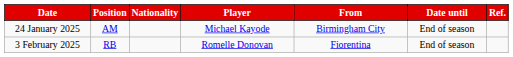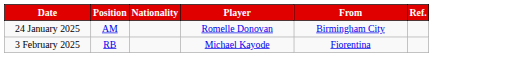- column: (447, 12)
(237, 29) Michael Kayode -> (237, 29) Romelle Donovan
(237, 45) Romelle Donovan -> (237, 45) Michael Kayode
